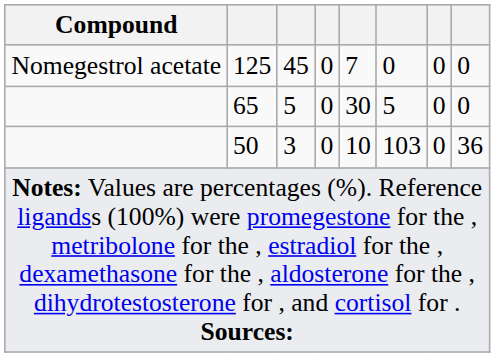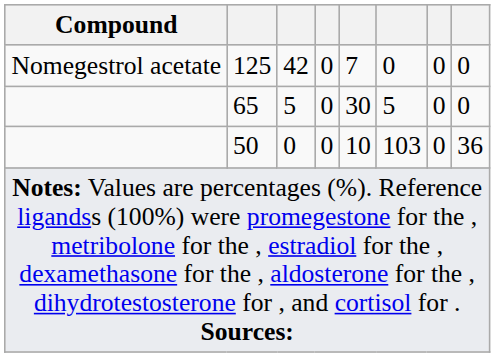(296, 65) 45 -> (296, 65) 42
(290, 146) 3 -> (290, 146) 0
